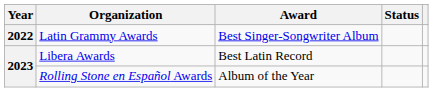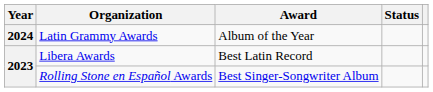(20, 35) 2022 -> (20, 35) 2024
(298, 35) Best Singer-Songwriter Album -> (266, 35) Album of the Year
(266, 76) Album of the Year -> (298, 76) Best Singer-Songwriter Album
